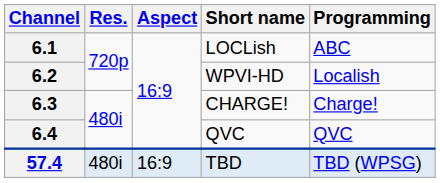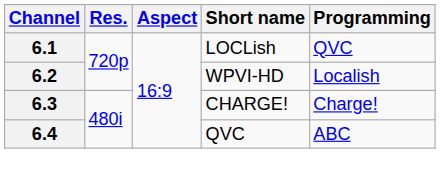(332, 47) ABC -> (333, 47) QVC
(333, 133) QVC -> (332, 133) ABC
- row: (44, 163)
